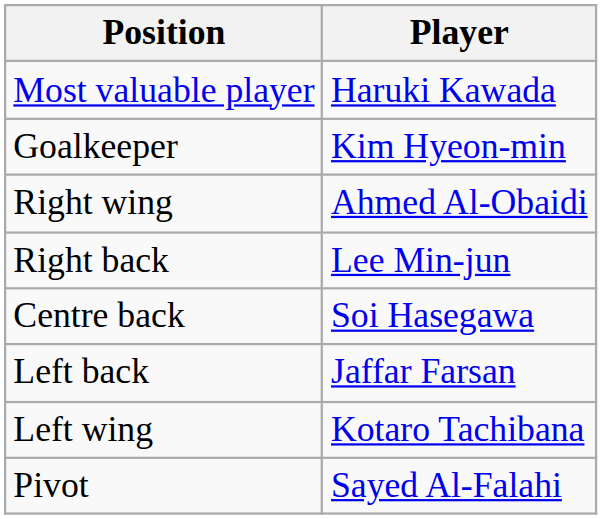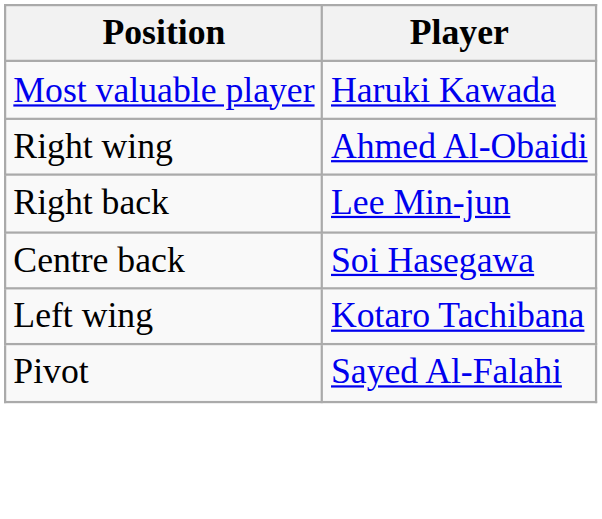- row: (96, 145)
- row: (81, 372)
